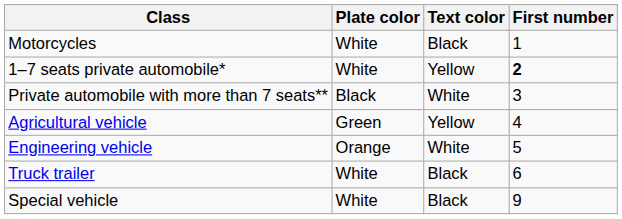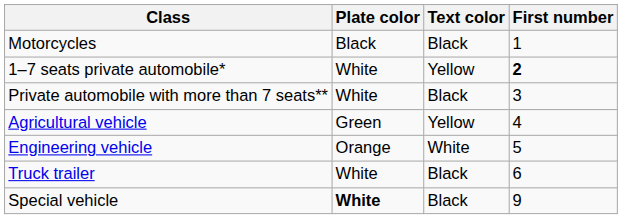(357, 43) White -> (356, 43) Black
(356, 95) Black -> (357, 95) White
(449, 95) White -> (448, 95) Black
(357, 200) normal -> (358, 200) bold
